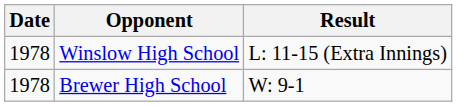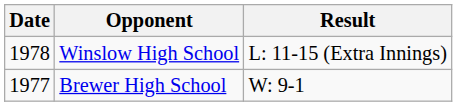(30, 85) 1978 -> (30, 85) 1977
